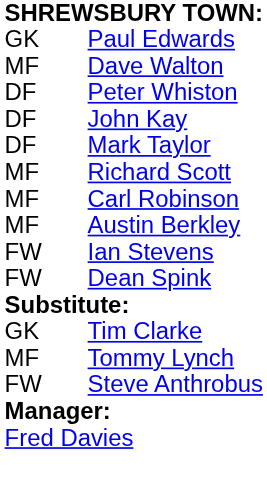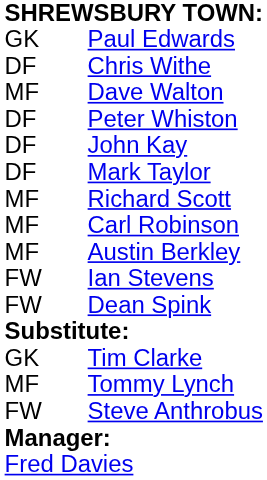+ row: (149, 65)
